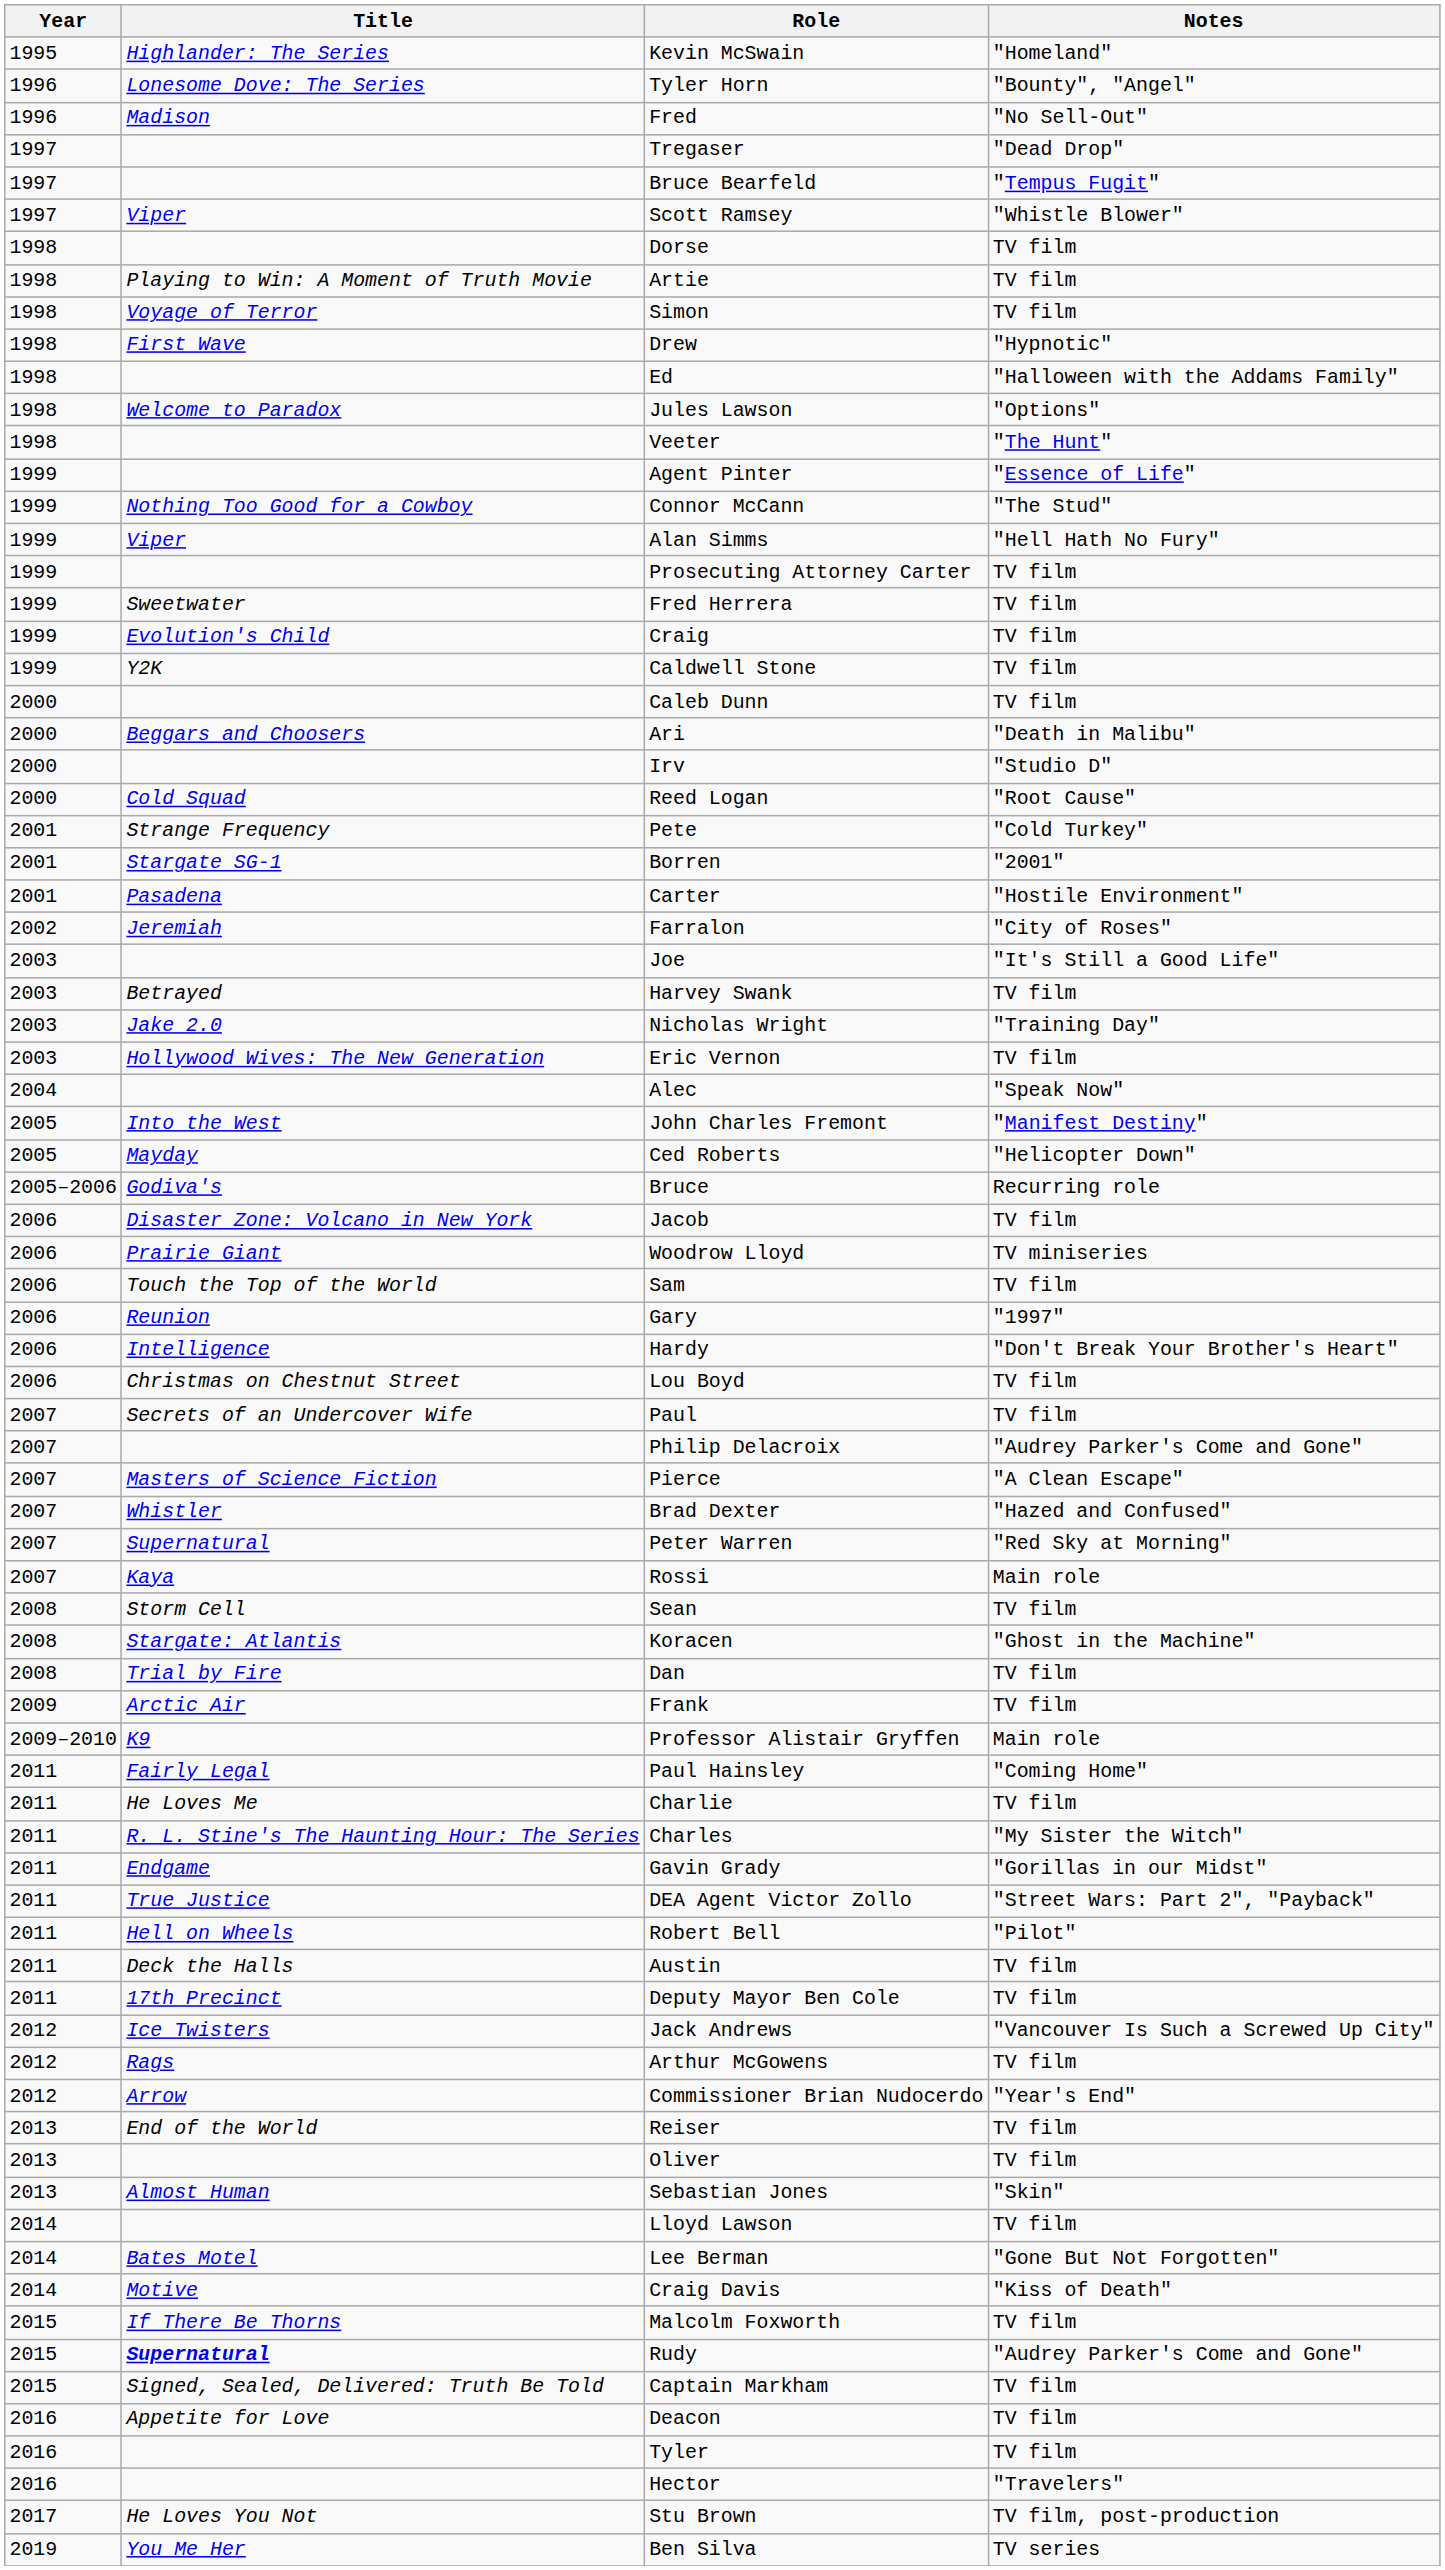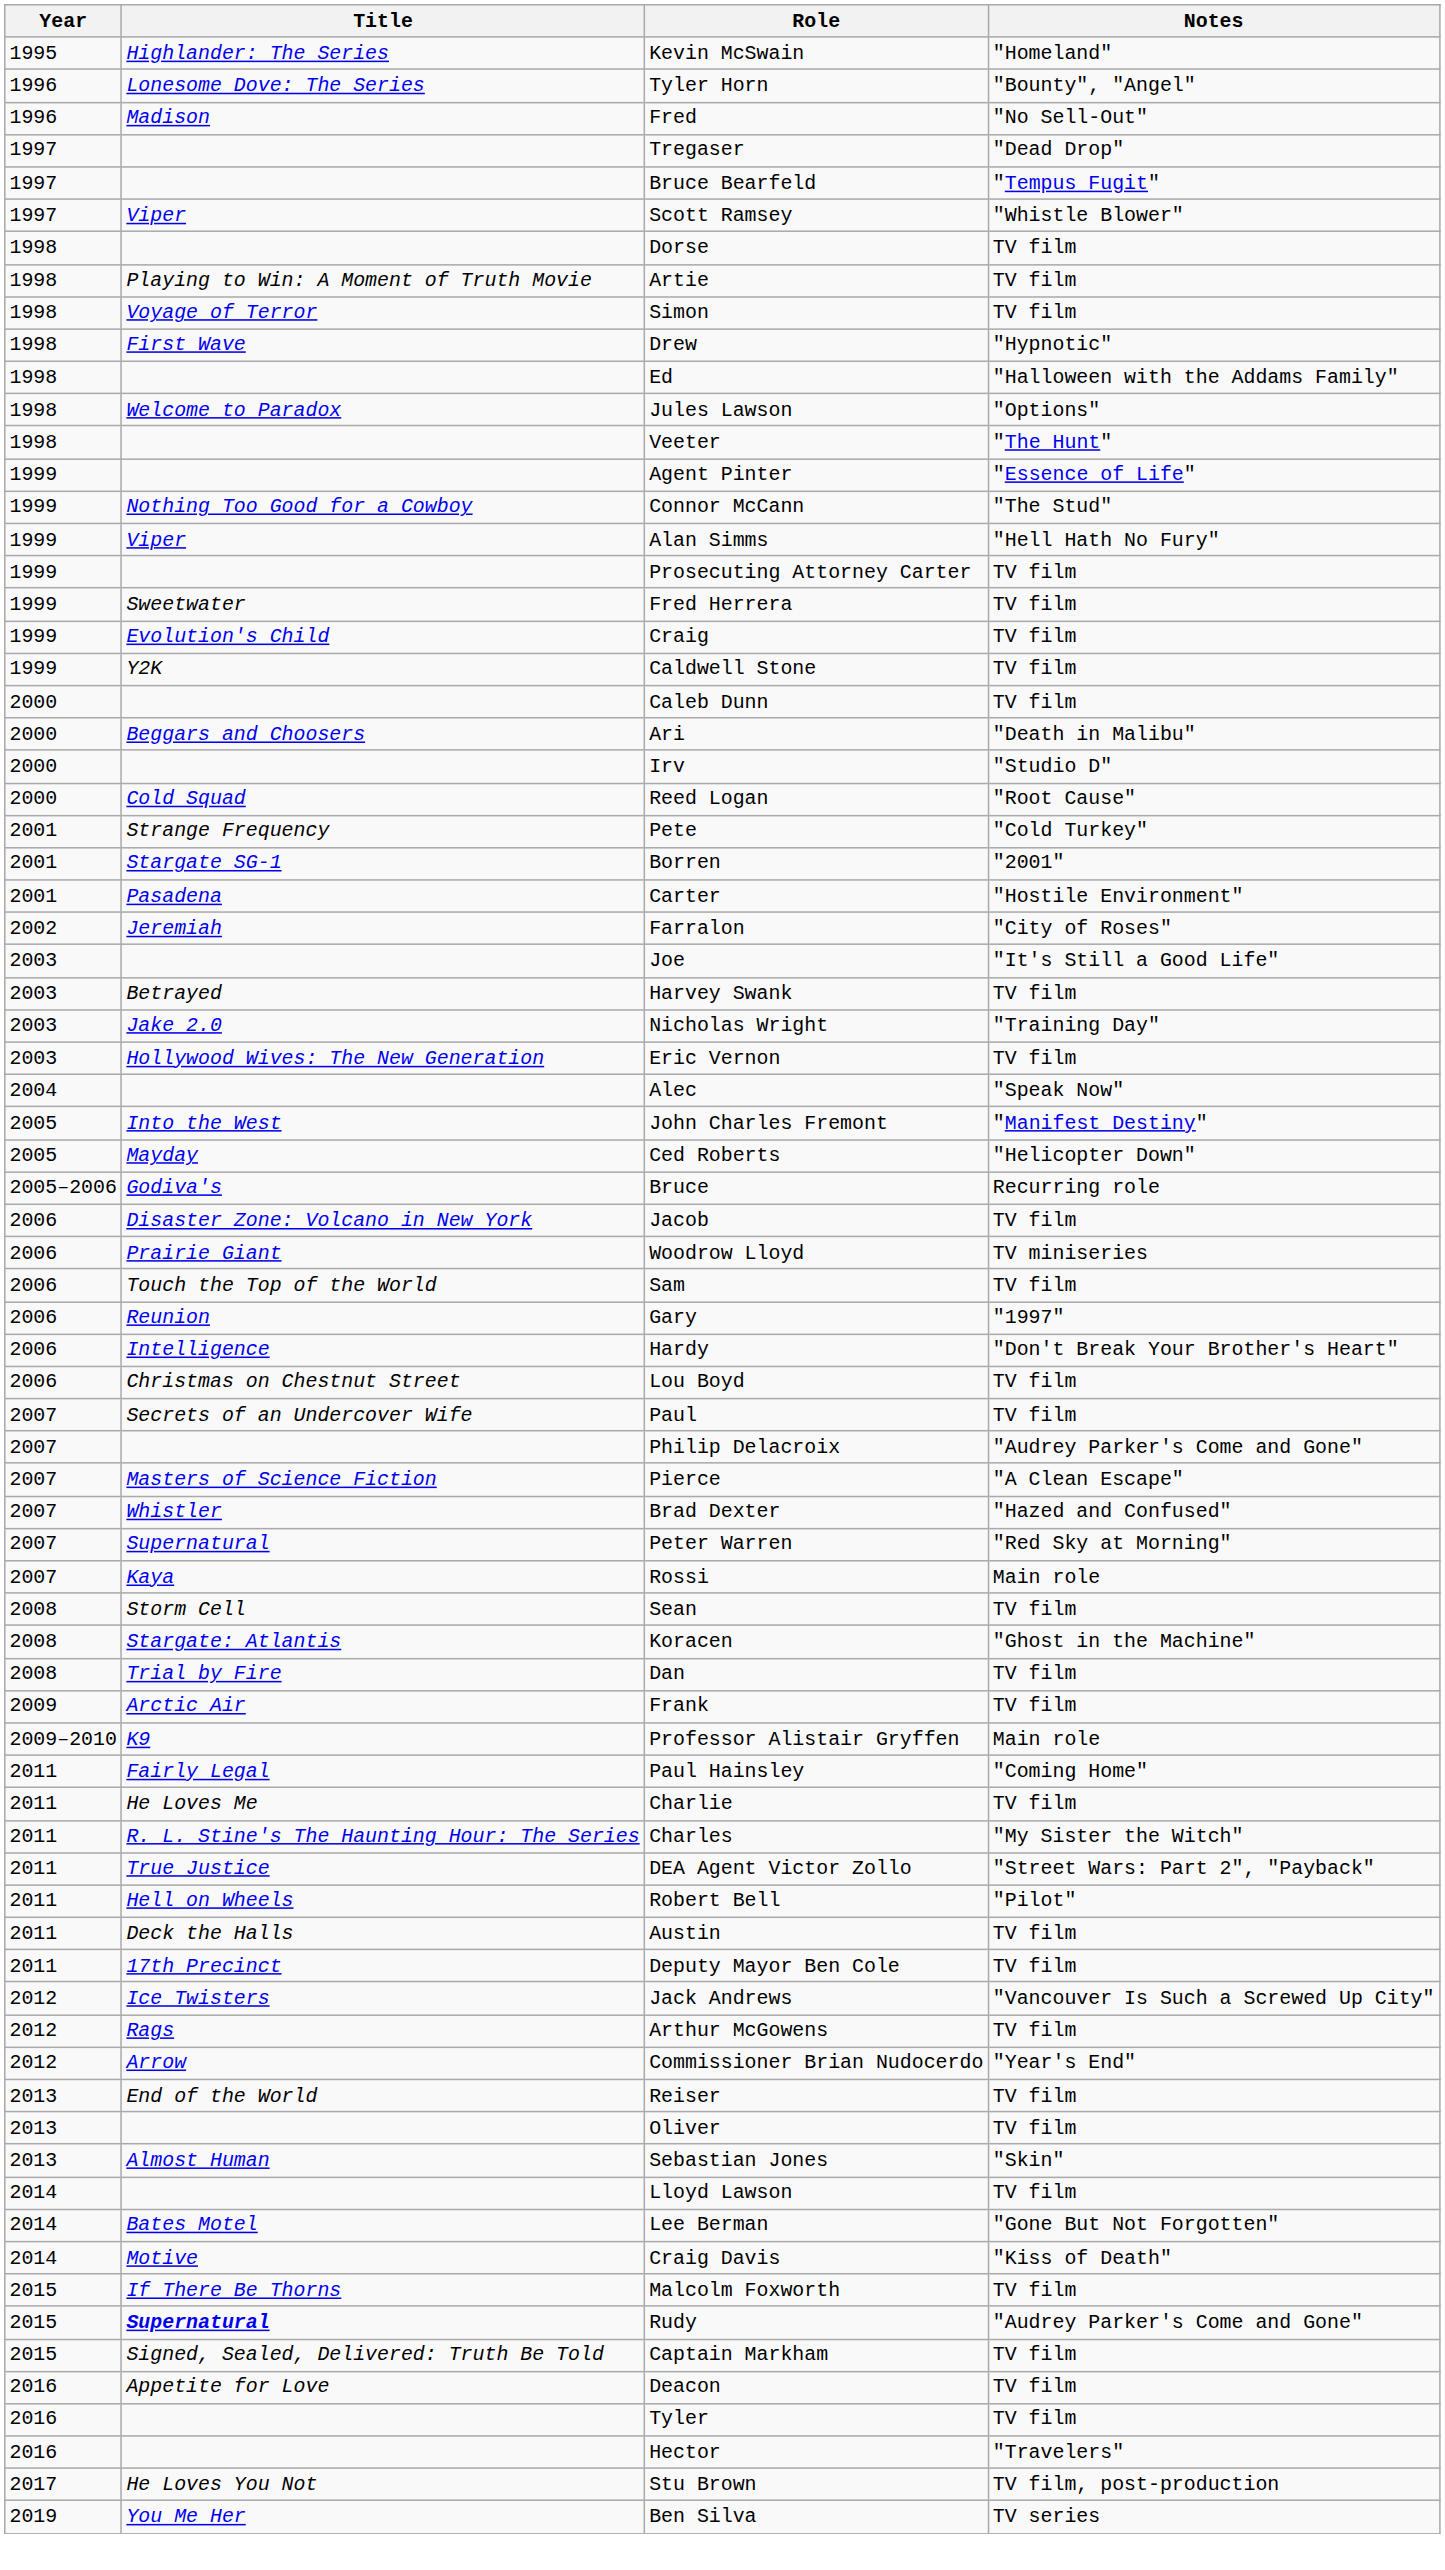- row: (715, 1869)
